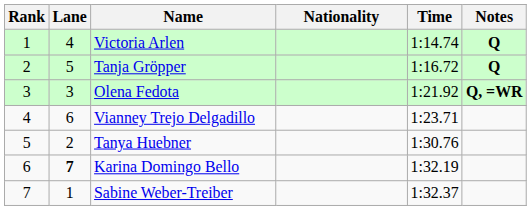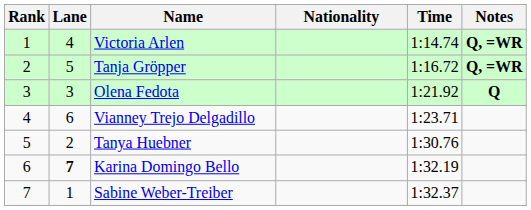(494, 42) Q -> (494, 42) Q, =WR
(494, 67) Q -> (494, 67) Q, =WR
(494, 92) Q, =WR -> (494, 92) Q
